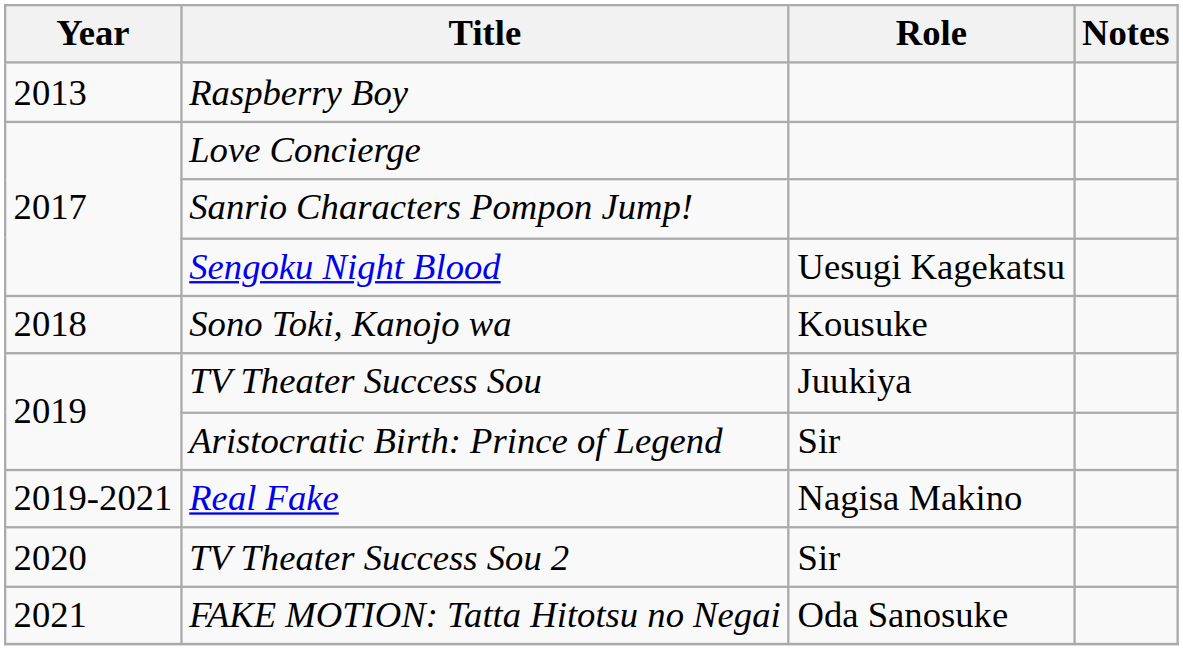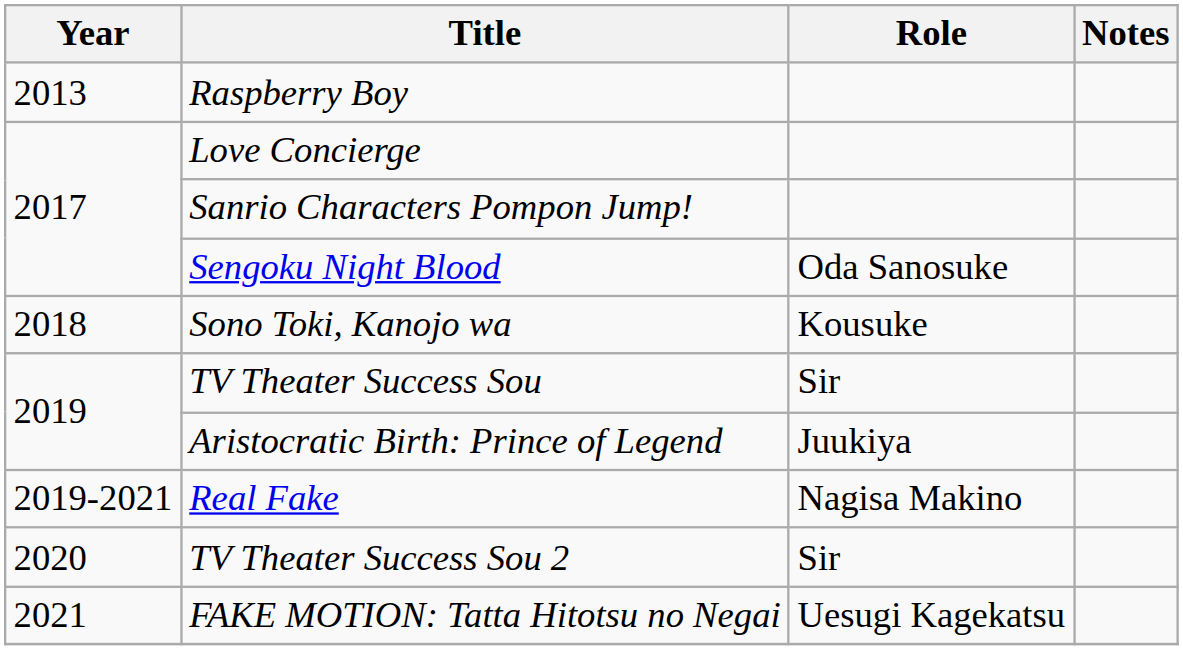(931, 265) Uesugi Kagekatsu -> (903, 265) Oda Sanosuke
(855, 382) Juukiya -> (819, 382) Sir
(819, 440) Sir -> (855, 440) Juukiya
(903, 614) Oda Sanosuke -> (931, 614) Uesugi Kagekatsu
